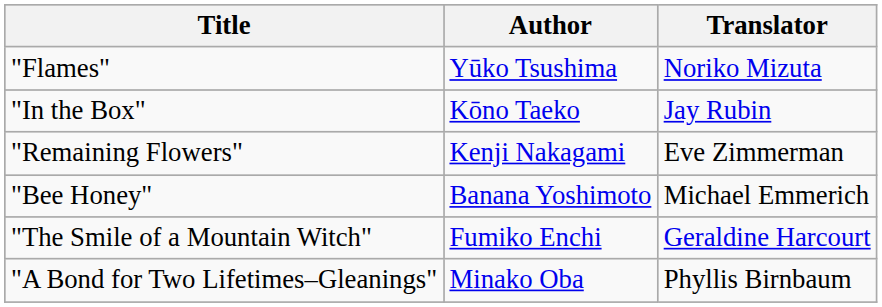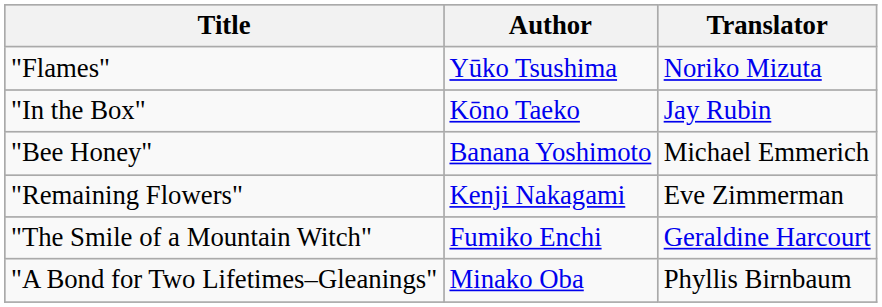rows swapped: (127, 152) <-> (82, 195)
